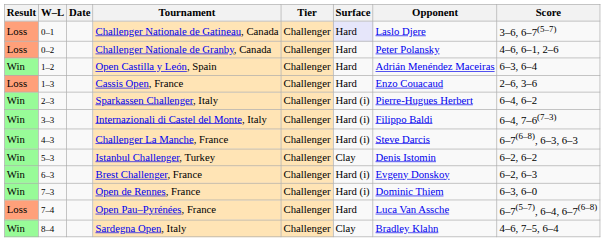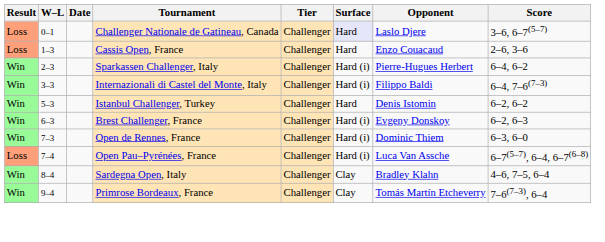- row: (183, 49)
- row: (156, 66)
- row: (162, 139)
(346, 157) Clay -> (346, 103) Hard
(346, 210) Hard -> (353, 156) Hard (i)
+ row: (154, 193)
